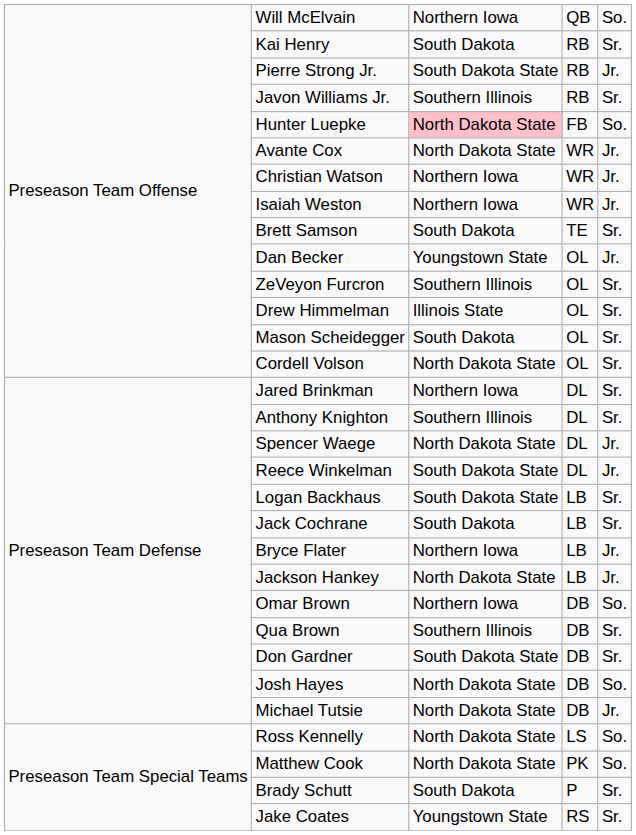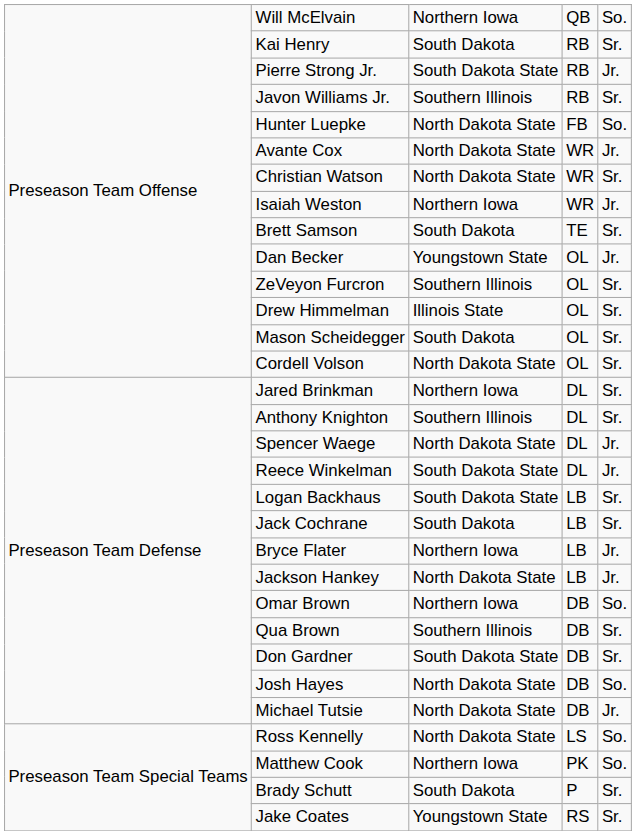(484, 124) pink background -> (484, 124) no background
(465, 177) Northern Iowa -> (484, 177) North Dakota State
(611, 177) Jr. -> (612, 177) Sr.
(484, 763) North Dakota State -> (465, 763) Northern Iowa
